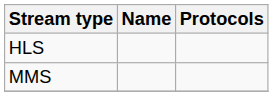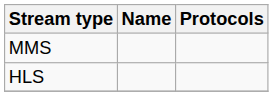rows swapped: (30, 76) <-> (27, 47)
